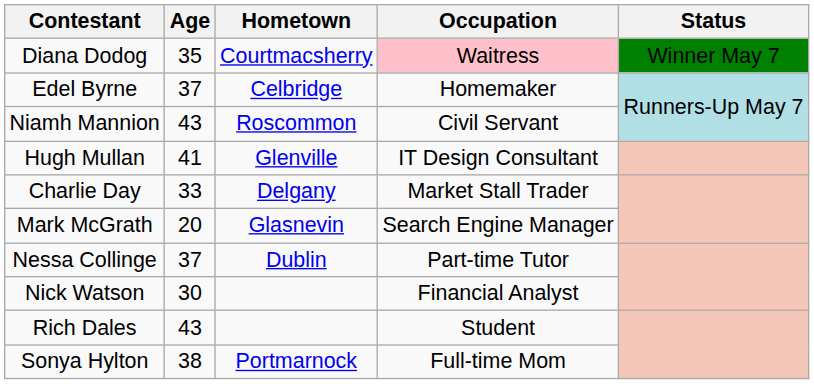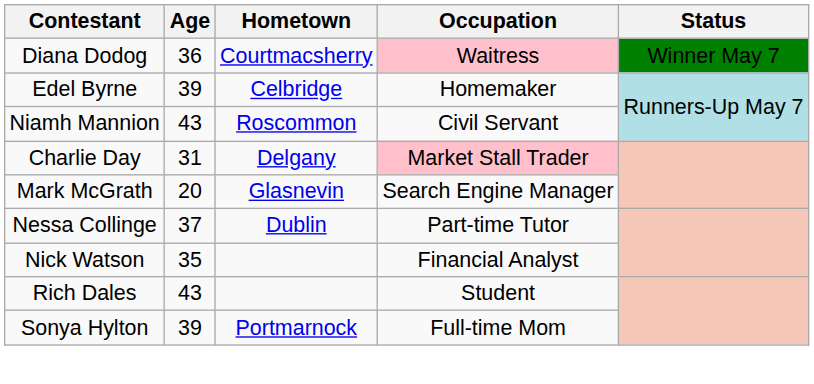(190, 55) 35 -> (190, 55) 36
(190, 89) 37 -> (190, 89) 39
- row: (85, 157)
(190, 191) 33 -> (190, 157) 31
(498, 191) no background -> (498, 157) pink background
(190, 293) 30 -> (190, 259) 35
(190, 361) 38 -> (190, 327) 39
